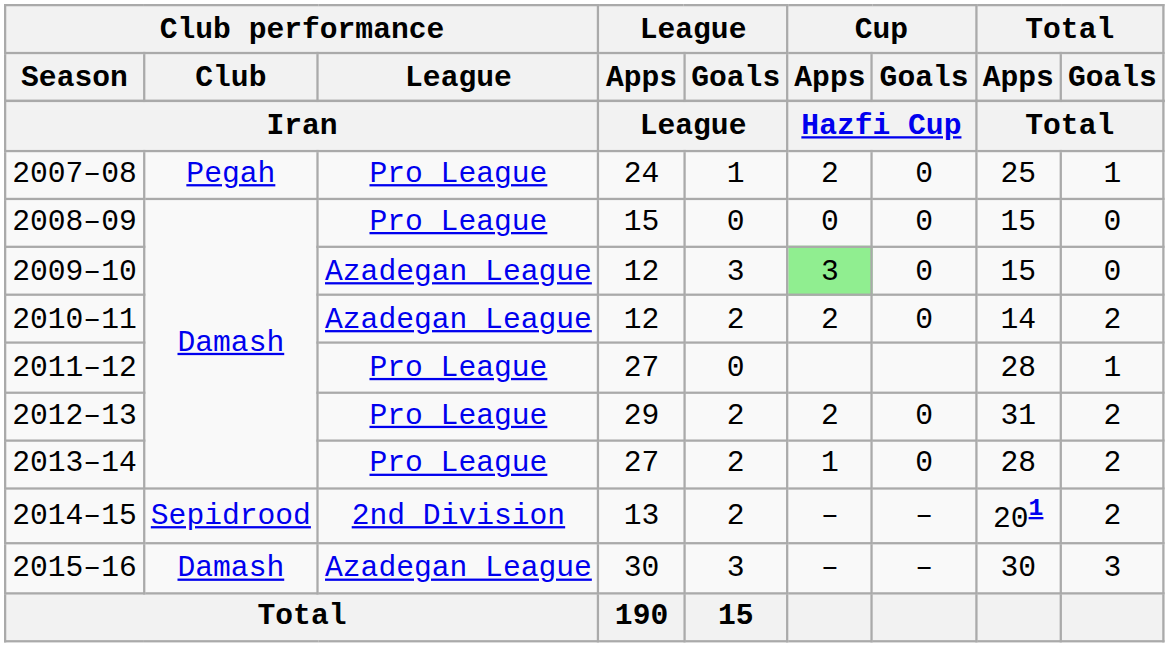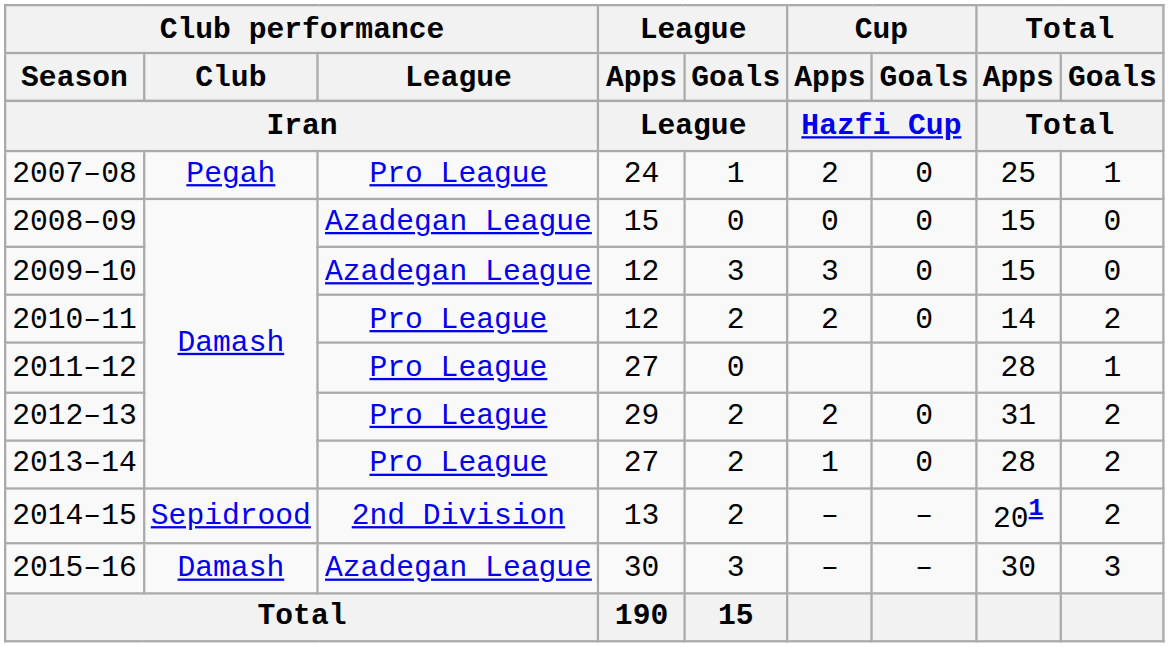(458, 223) Pro League -> (458, 223) Azadegan League
(830, 271) lightgreen background -> (830, 271) no background
(458, 319) Azadegan League -> (458, 319) Pro League
